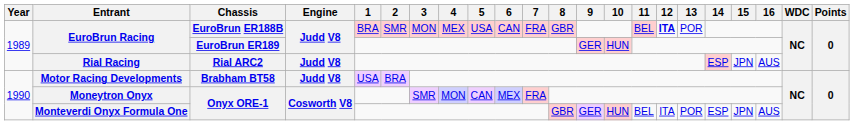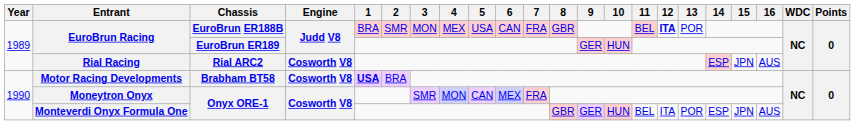(320, 62) Judd V8 -> (320, 62) Cosworth V8
(320, 78) Judd V8 -> (320, 78) Cosworth V8
(368, 78) normal -> (368, 78) bold
